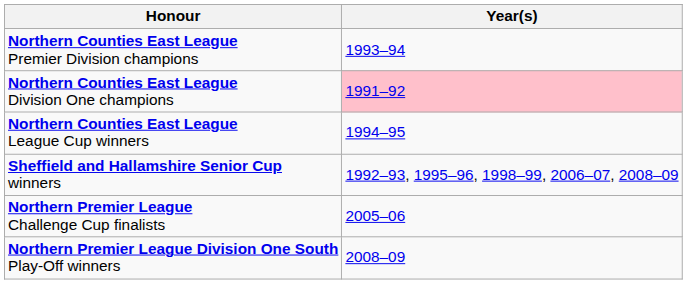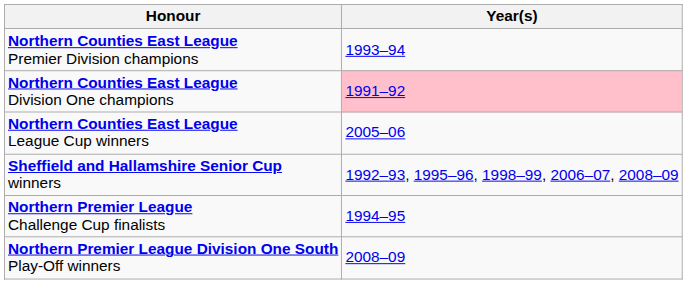(375, 132) 1994–95 -> (375, 132) 2005–06
(375, 216) 2005–06 -> (375, 216) 1994–95
